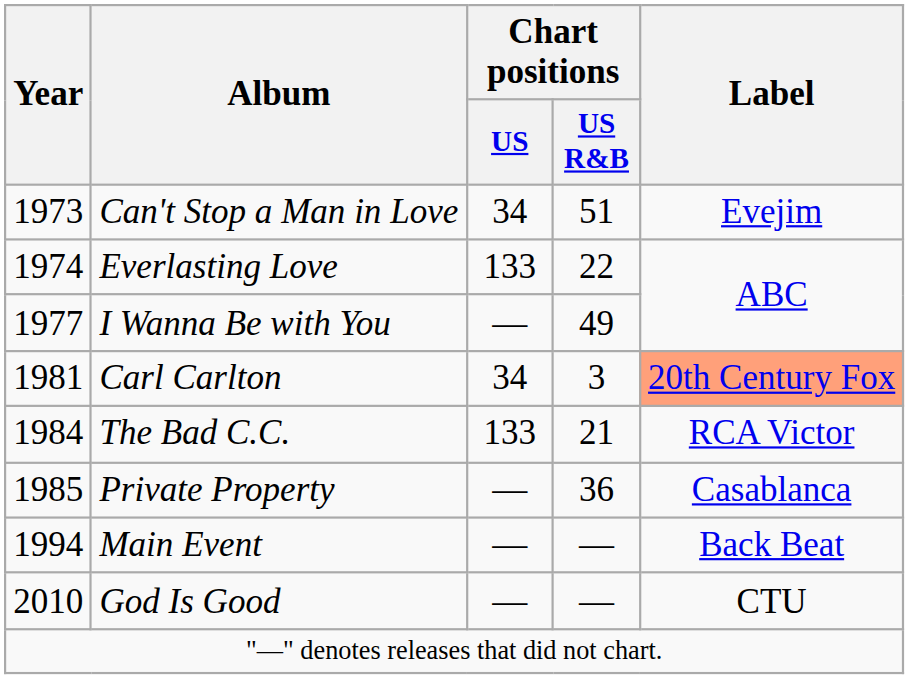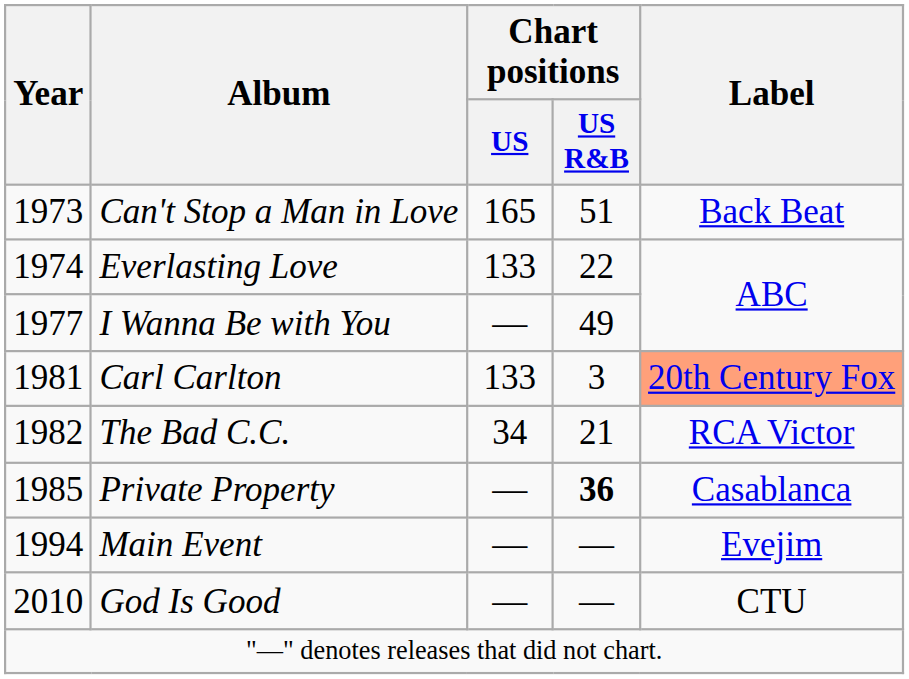(510, 211) 34 -> (510, 211) 165
(772, 211) Evejim -> (772, 211) Back Beat
(510, 377) 34 -> (510, 377) 133
(48, 433) 1984 -> (48, 433) 1982
(510, 433) 133 -> (510, 433) 34
(597, 489) normal -> (597, 489) bold
(772, 544) Back Beat -> (772, 544) Evejim
